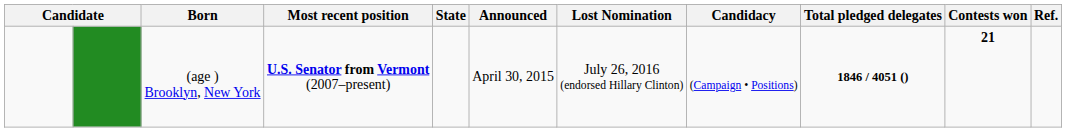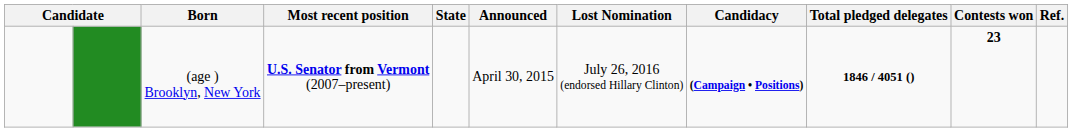(744, 85) normal -> (747, 84) bold
(988, 37) 21 -> (994, 37) 23
